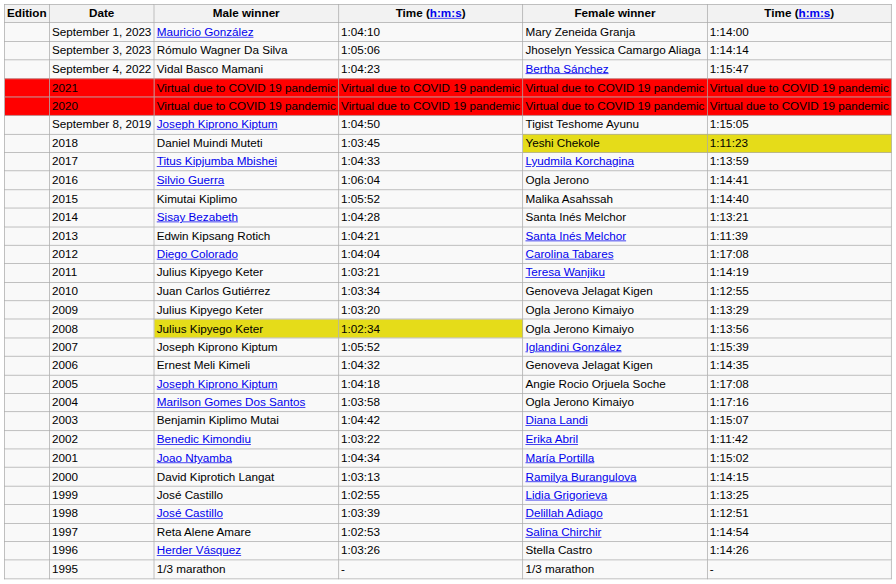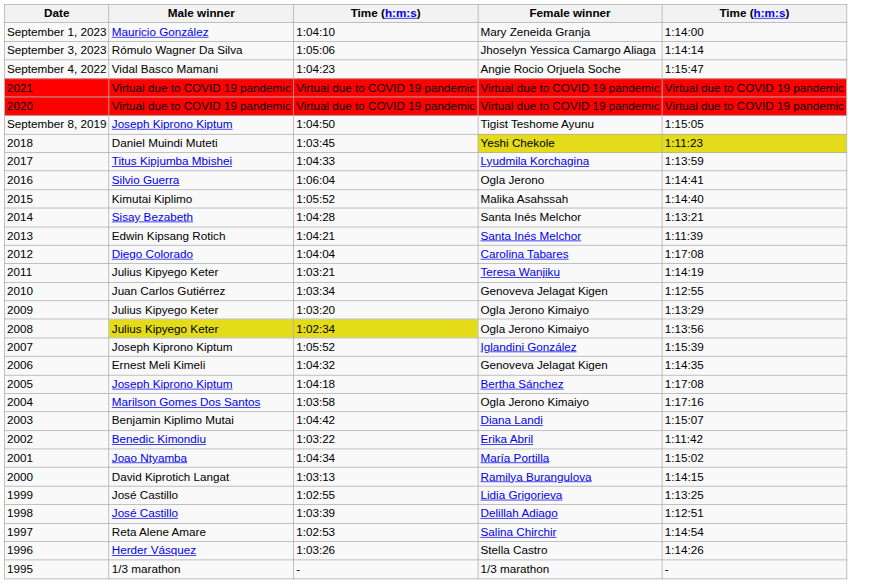- column: (27, 13)
(567, 69) Bertha Sánchez -> (551, 69) Angie Rocio Orjuela Soche
(596, 384) Angie Rocio Orjuela Soche -> (522, 384) Bertha Sánchez
